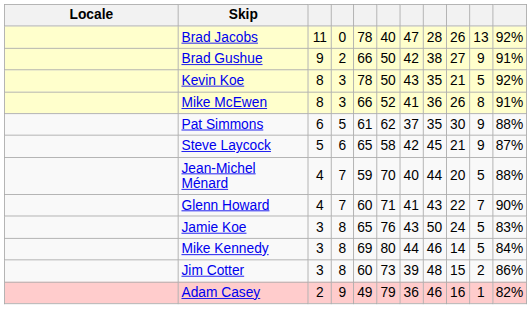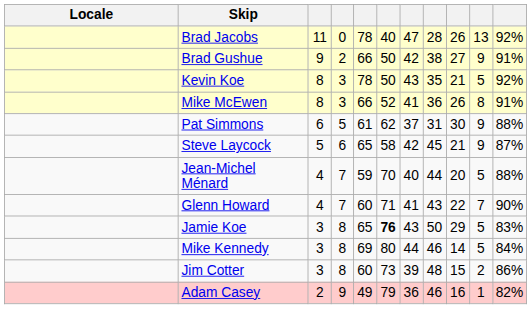(434, 124) 35 -> (434, 124) 31
(388, 227) normal -> (388, 227) bold
(458, 227) 24 -> (458, 227) 29
